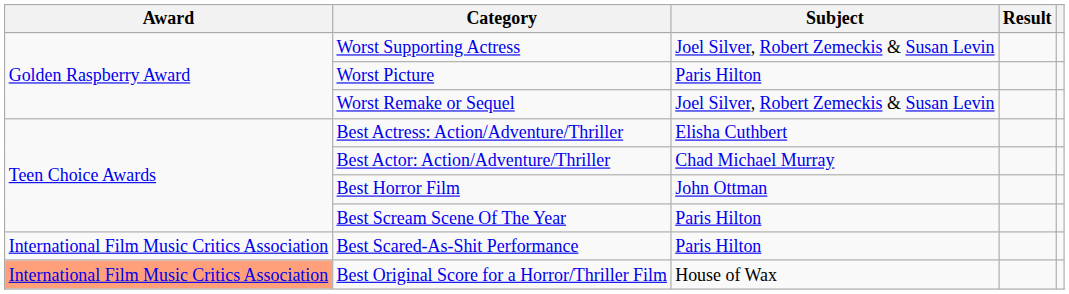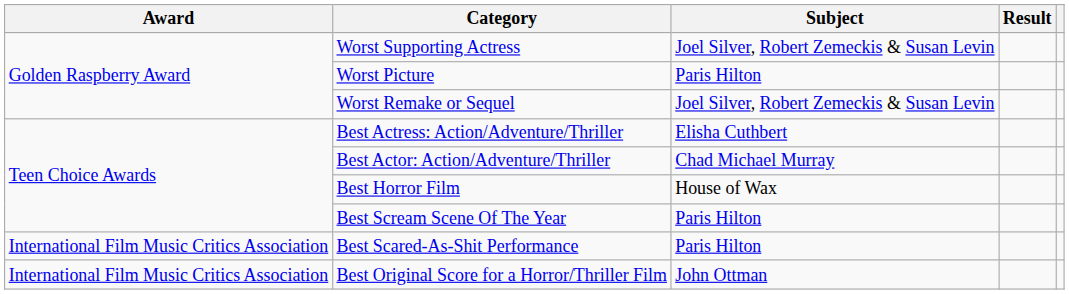(721, 189) John Ottman -> (726, 189) House of Wax
(168, 274) lightsalmon background -> (168, 274) no background
(726, 274) House of Wax -> (721, 274) John Ottman
